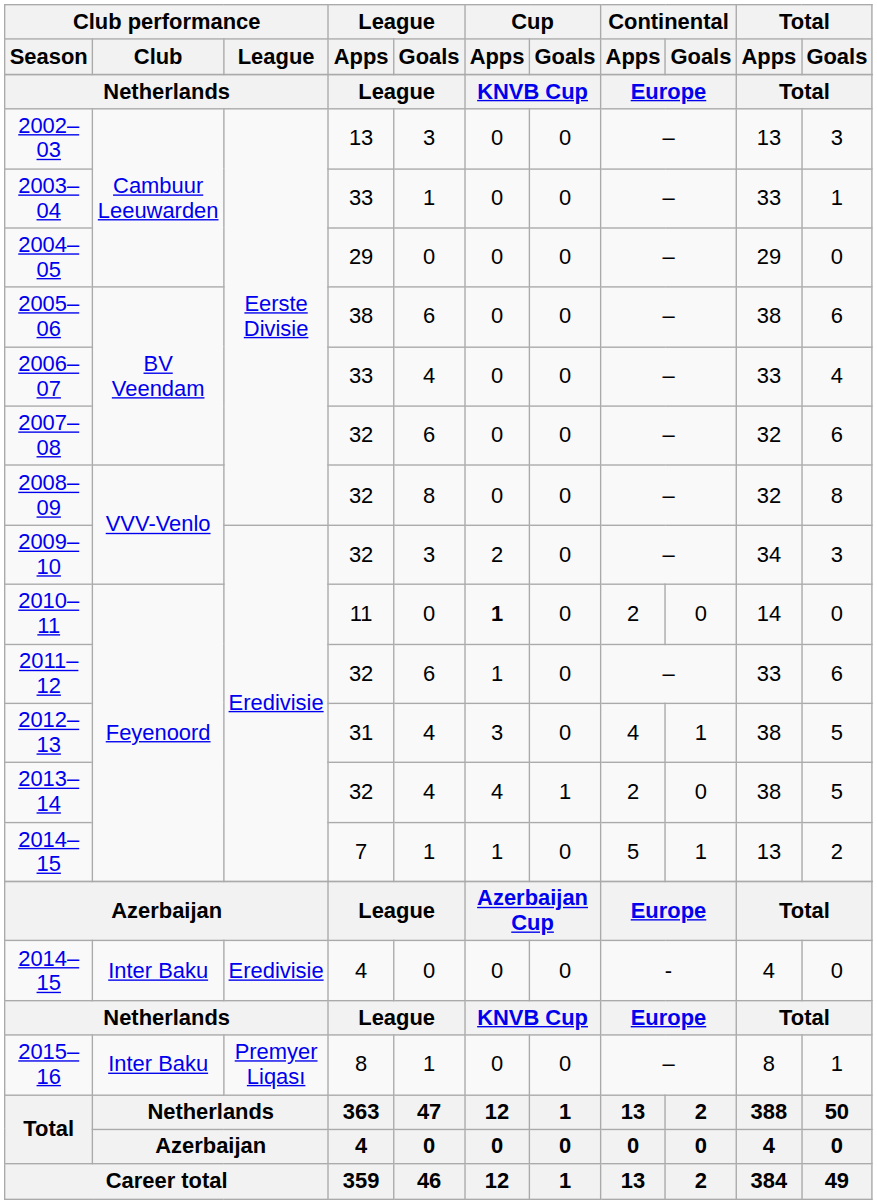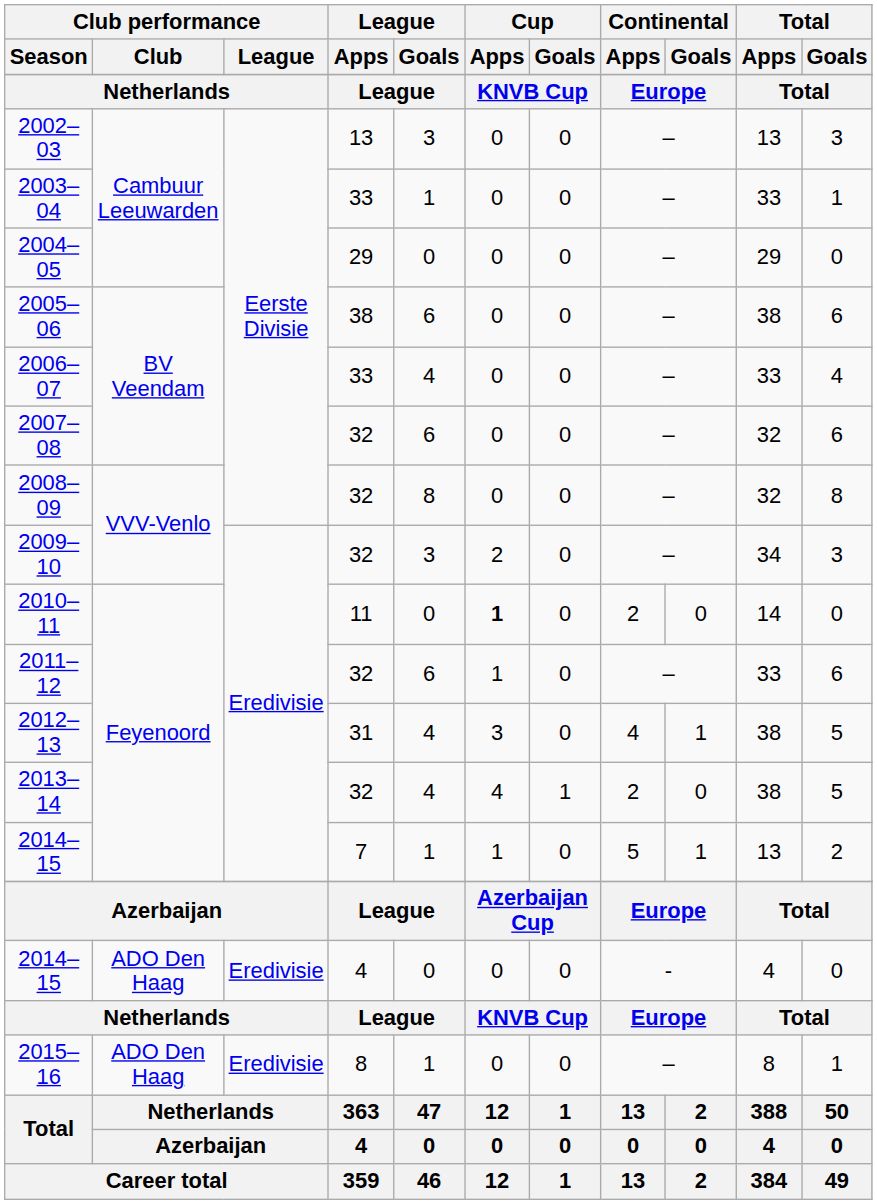(158, 970) Inter Baku -> (158, 970) ADO Den Haag
(158, 1064) Inter Baku -> (158, 1064) ADO Den Haag
(276, 1064) Premyer Liqası -> (276, 1064) Eredivisie
